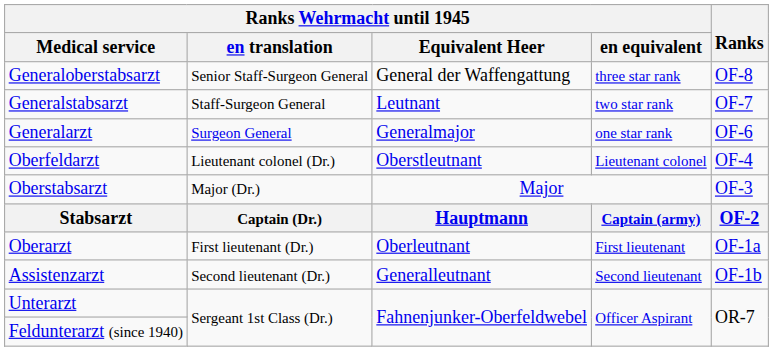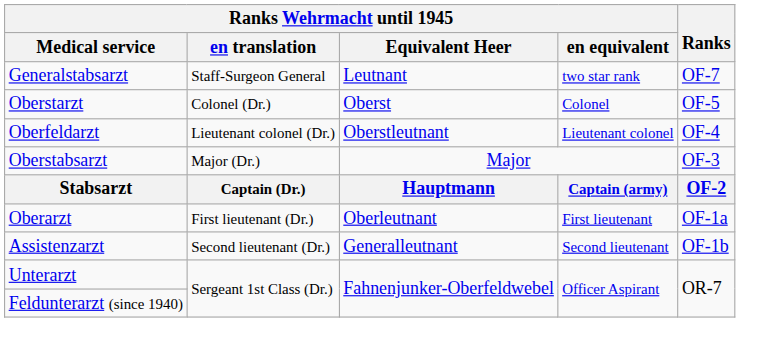- row: (84, 75)
- row: (50, 132)
+ row: (46, 103)
